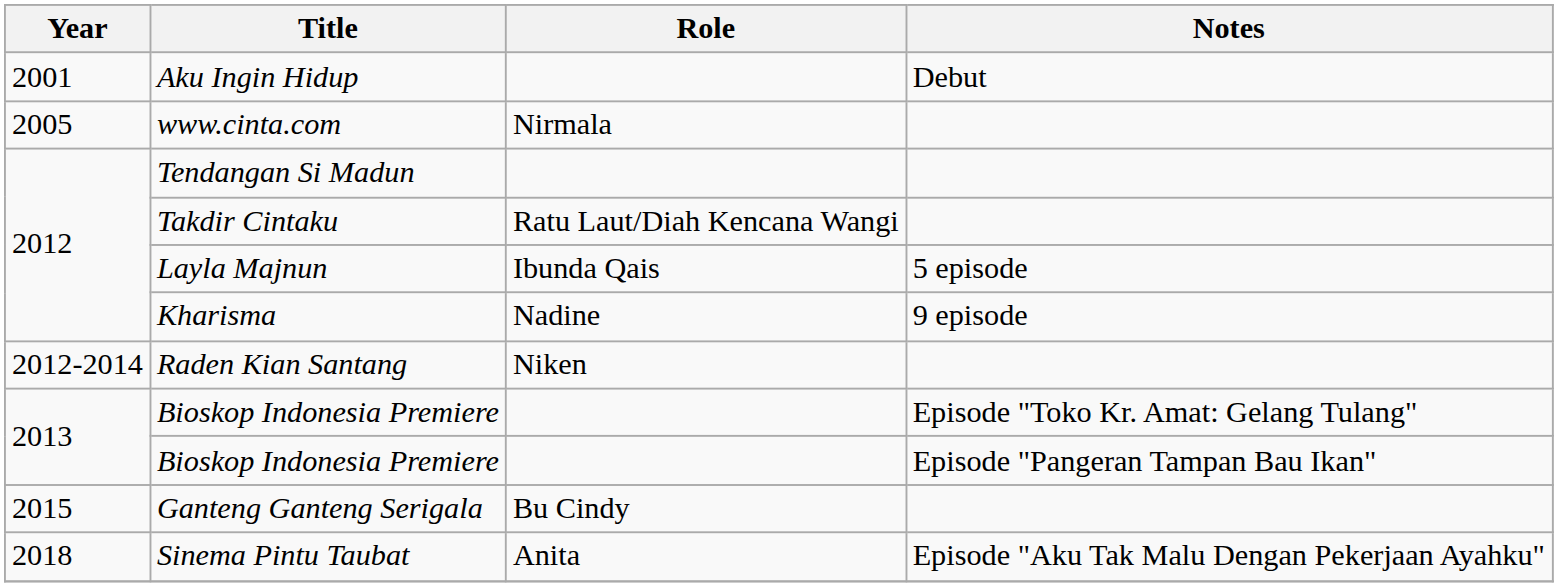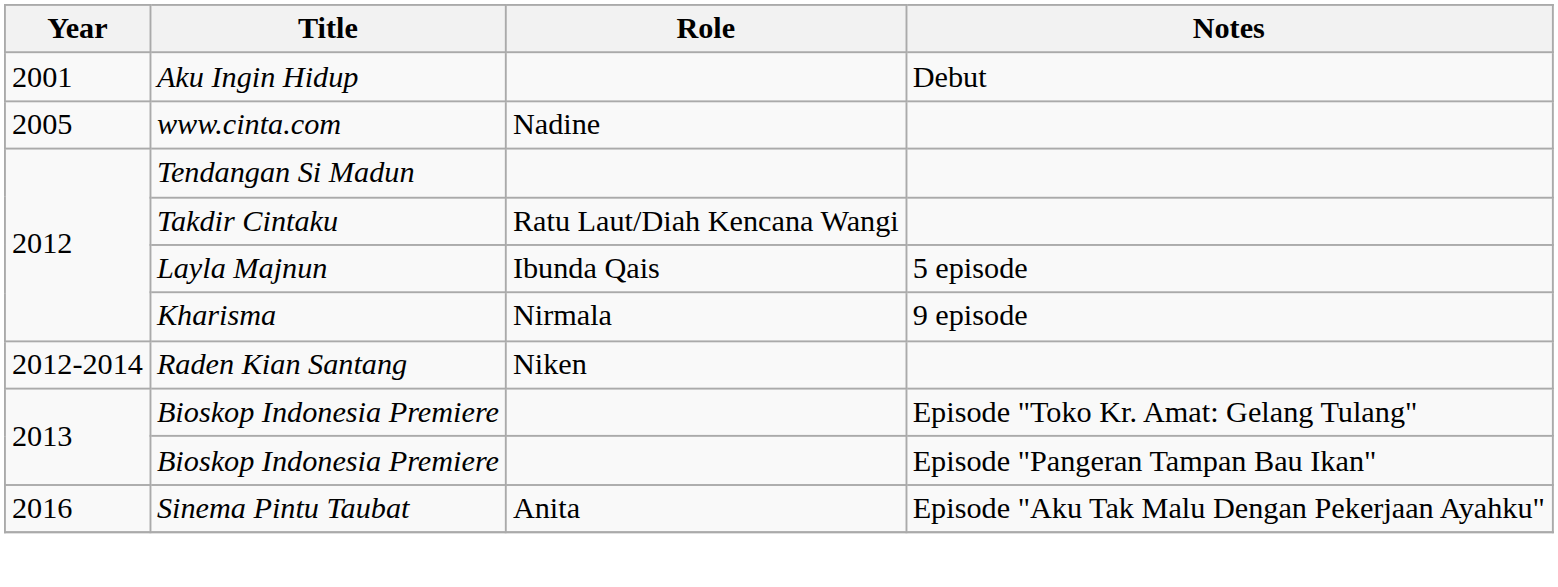(562, 124) Nirmala -> (557, 124) Nadine
(557, 316) Nadine -> (562, 316) Nirmala
- row: (320, 508)
(42, 556) 2018 -> (42, 508) 2016
